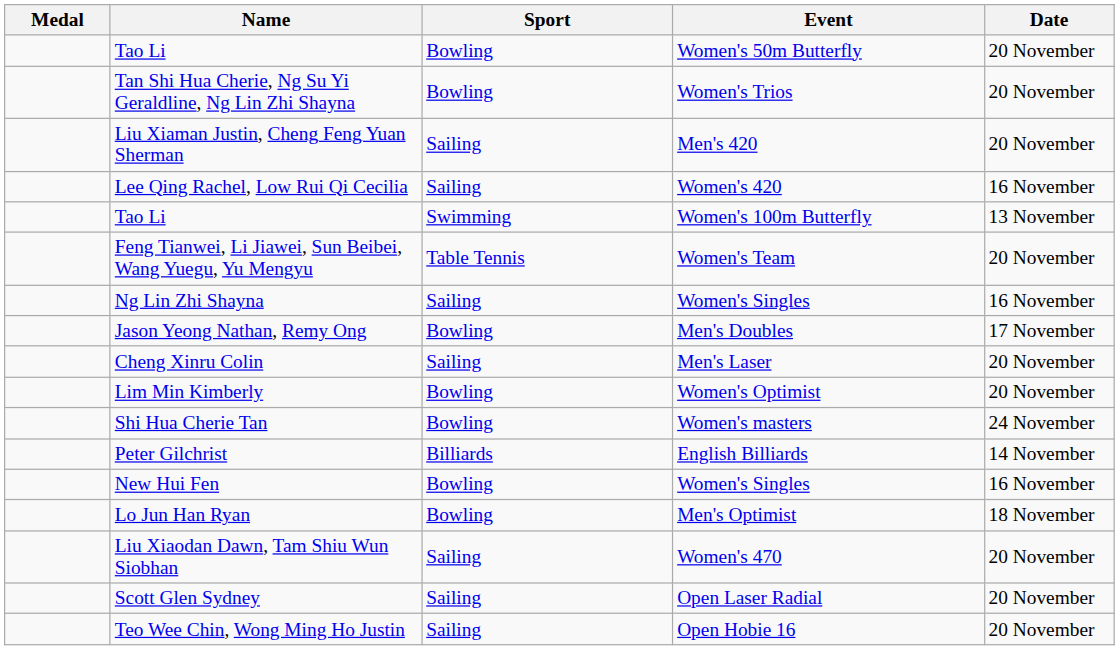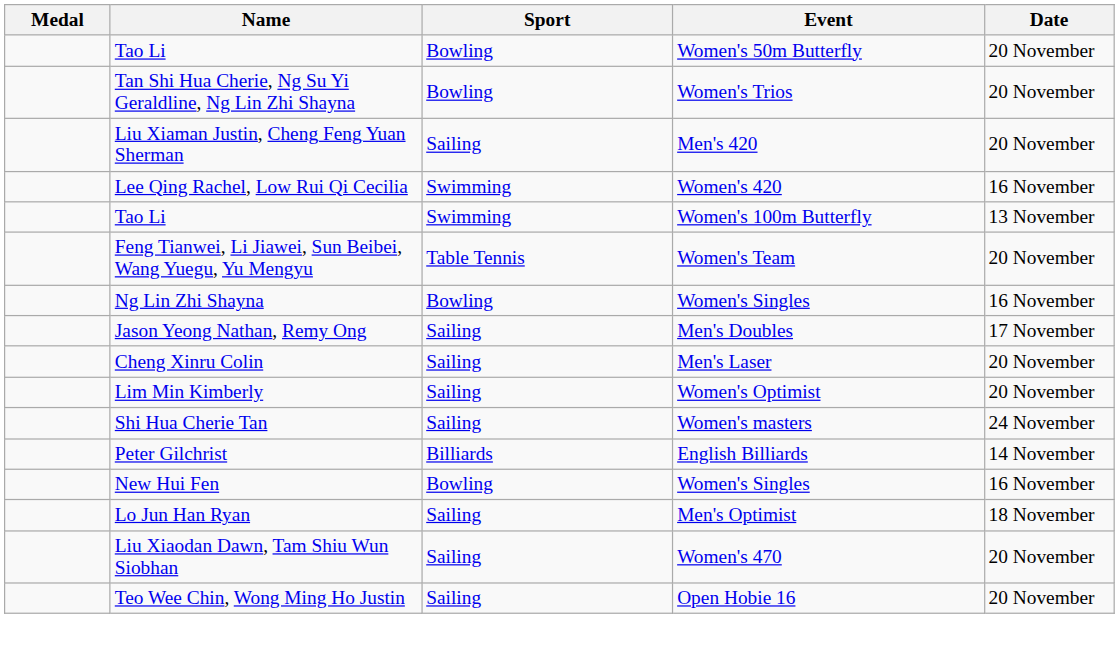(454, 186) Sailing -> (469, 186) Swimming
(454, 300) Sailing -> (460, 300) Bowling
(460, 330) Bowling -> (454, 330) Sailing
(460, 392) Bowling -> (454, 392) Sailing
(460, 422) Bowling -> (454, 422) Sailing
(460, 515) Bowling -> (454, 515) Sailing
- row: (187, 598)
